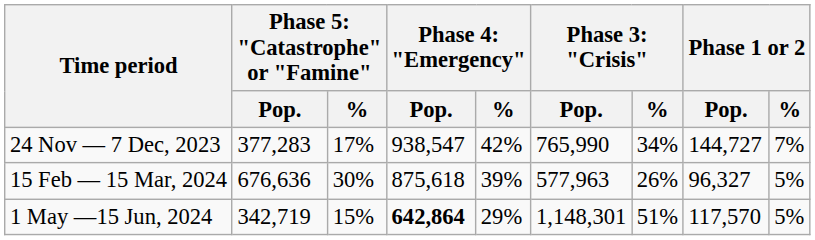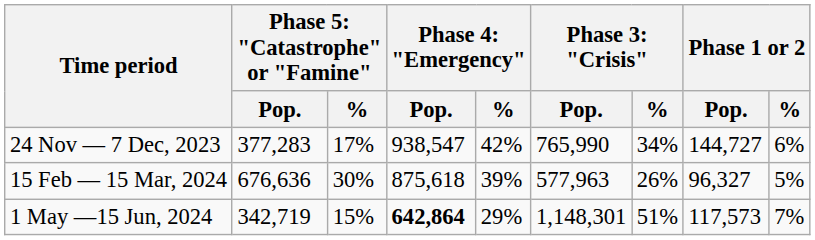(789, 144) 7% -> (789, 144) 6%
(725, 216) 117,570 -> (725, 216) 117,573
(789, 216) 5% -> (789, 216) 7%
